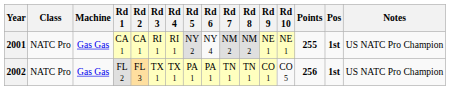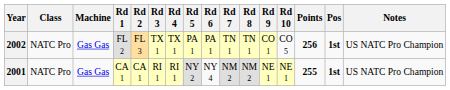rows swapped: (16, 45) <-> (16, 72)
